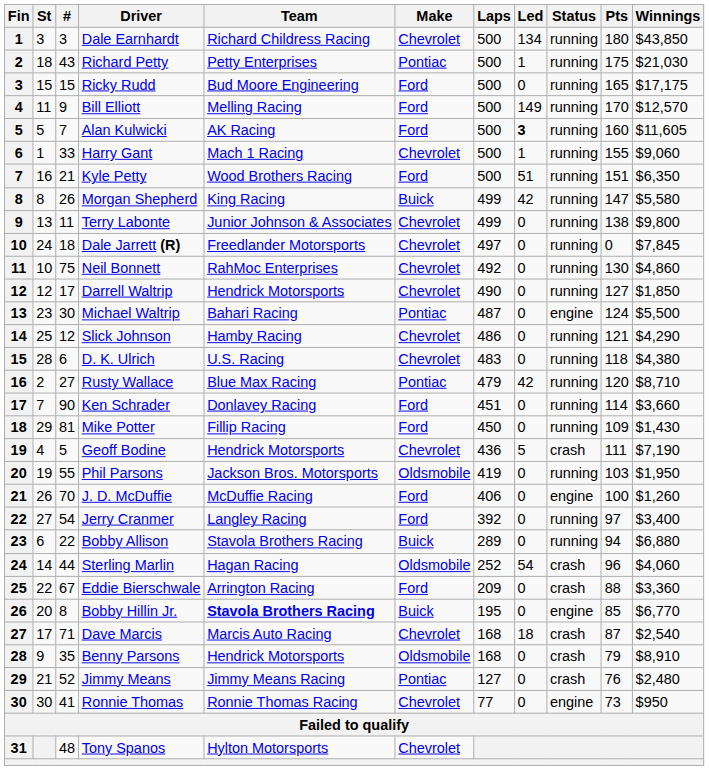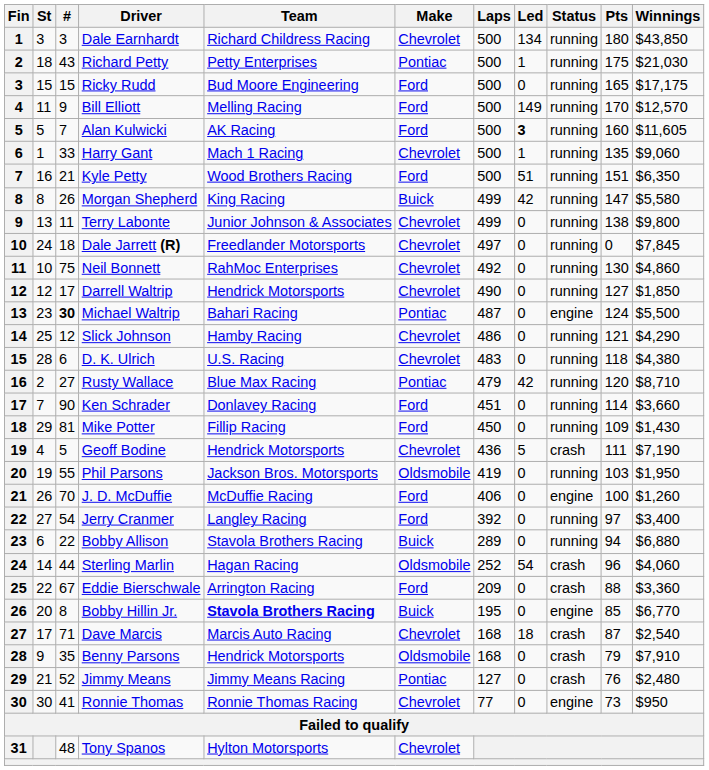(617, 153) 155 -> (617, 153) 135
(67, 313) normal -> (67, 313) bold
(658, 656) $8,910 -> (658, 656) $7,910
